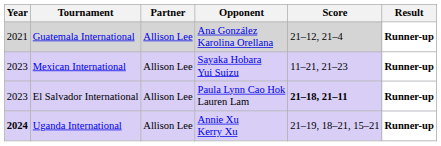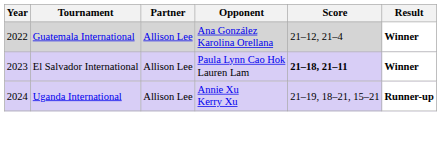(17, 37) 2021 -> (17, 37) 2022
(409, 37) Runner-up -> (402, 37) Winner
- row: (79, 66)
(409, 96) Runner-up -> (402, 66) Winner
(17, 126) bold -> (17, 96) normal
